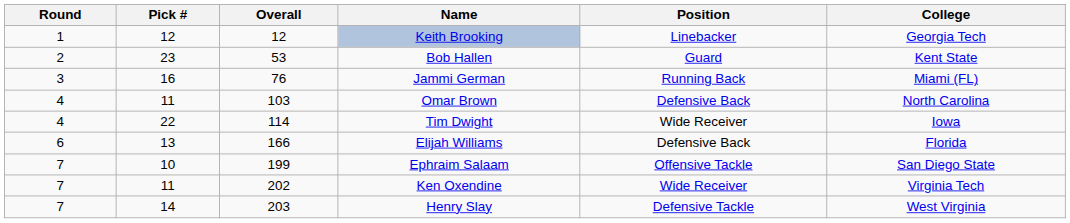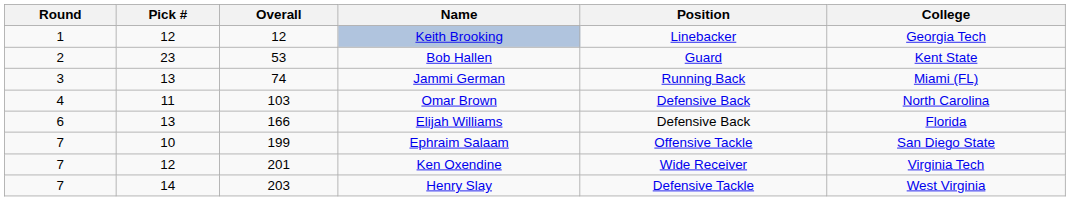(168, 79) 16 -> (168, 79) 13
(279, 79) 76 -> (279, 79) 74
- row: (459, 121)
(168, 185) 11 -> (168, 164) 12
(279, 185) 202 -> (279, 164) 201
